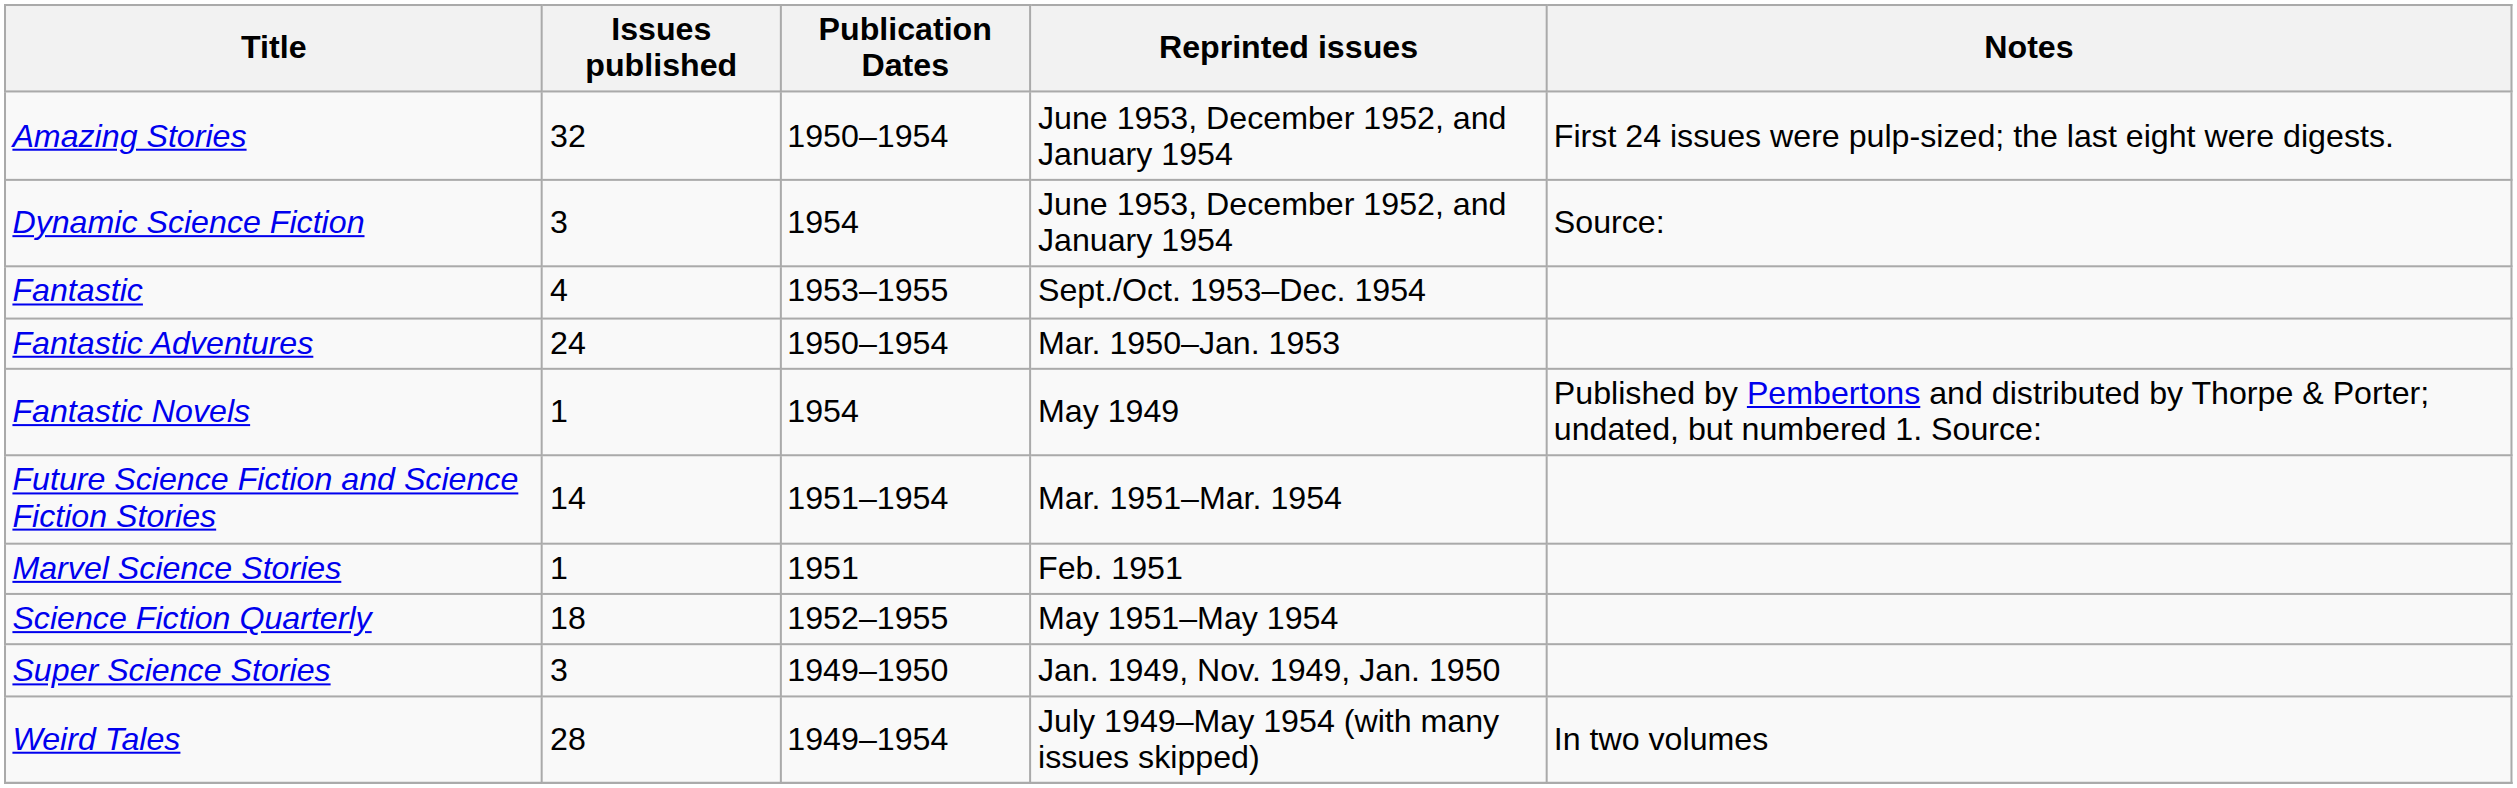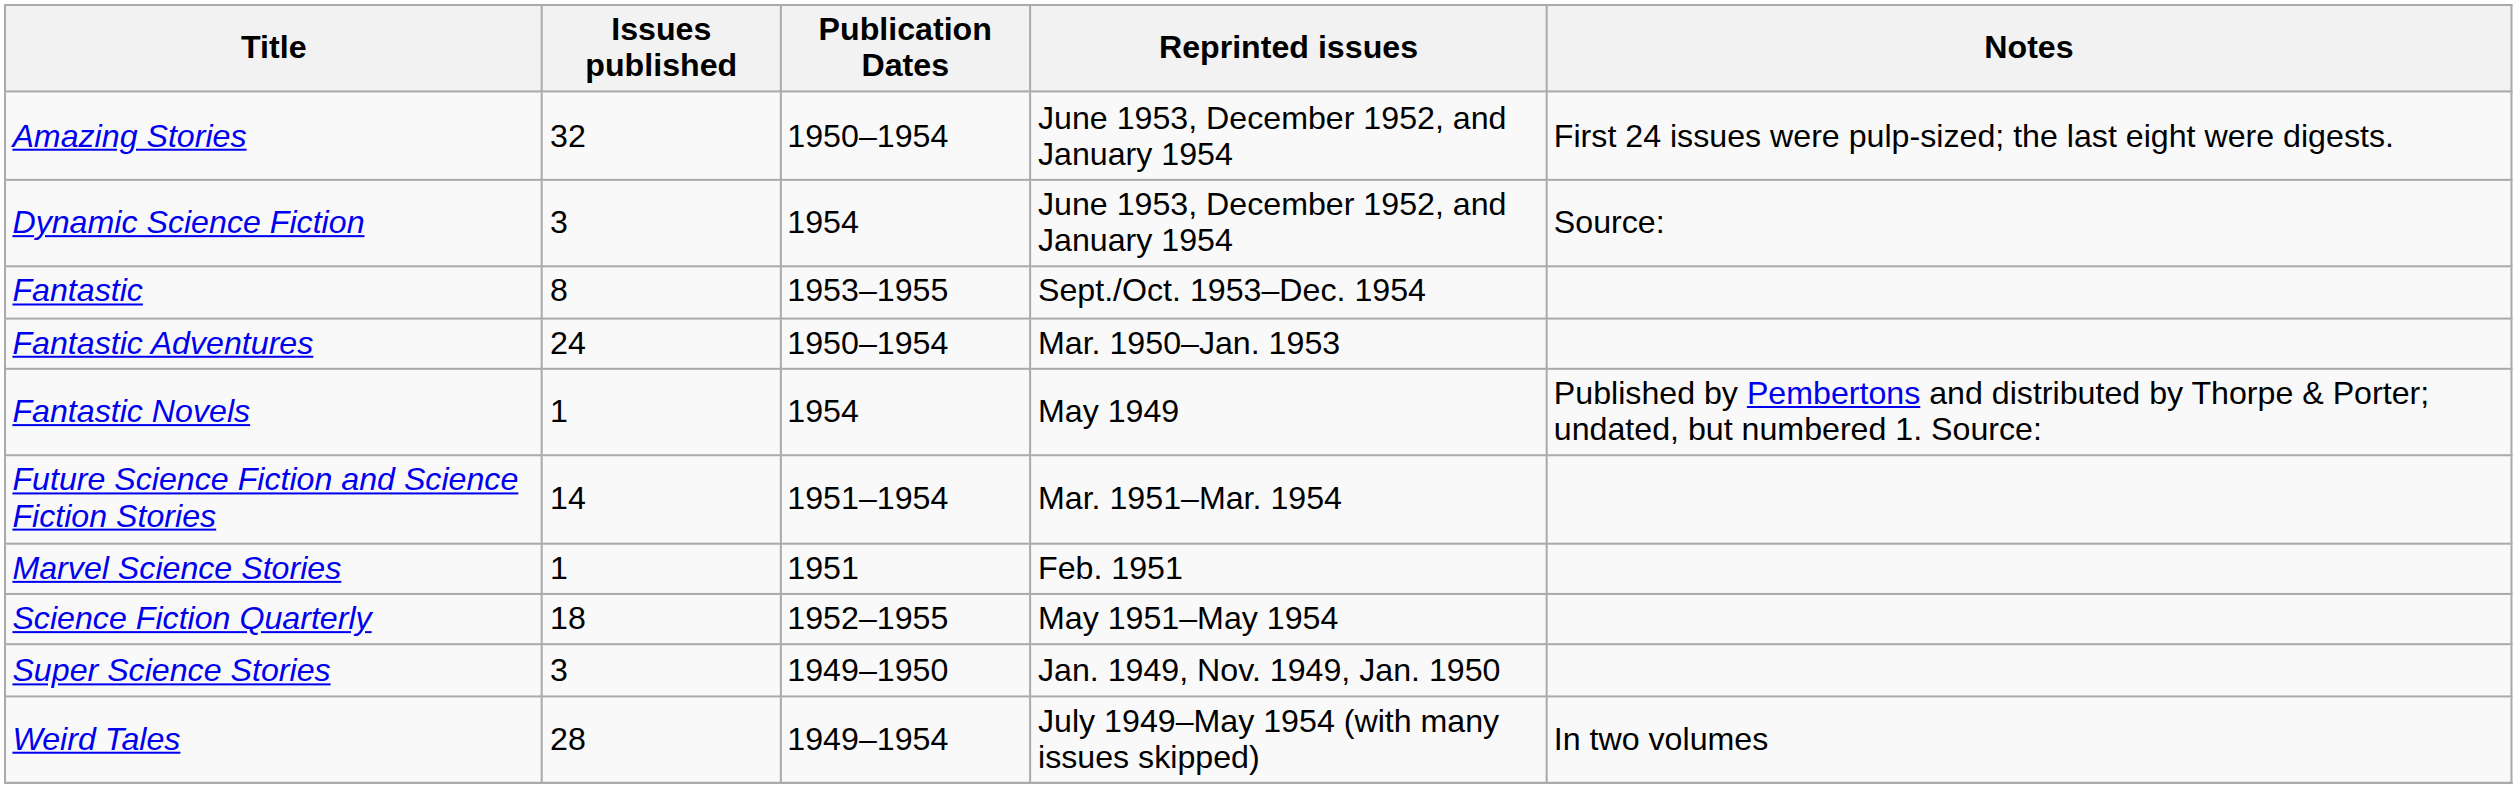(559, 291) 4 -> (559, 291) 8
